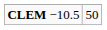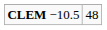(92, 14) 50 -> (92, 14) 48
